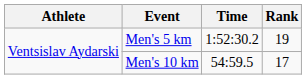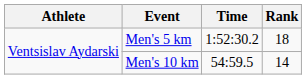(282, 39) 19 -> (282, 39) 18
(282, 63) 17 -> (282, 63) 14
